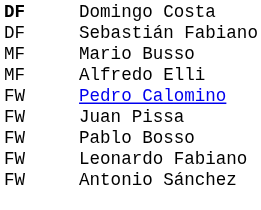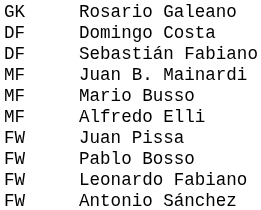+ row: (158, 12)
(15, 12) bold -> (15, 34) normal
+ row: (163, 76)
- row: (153, 96)
